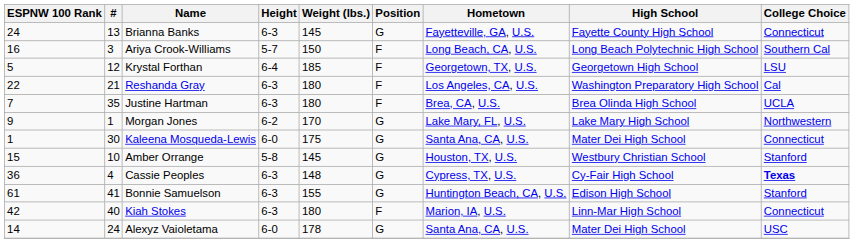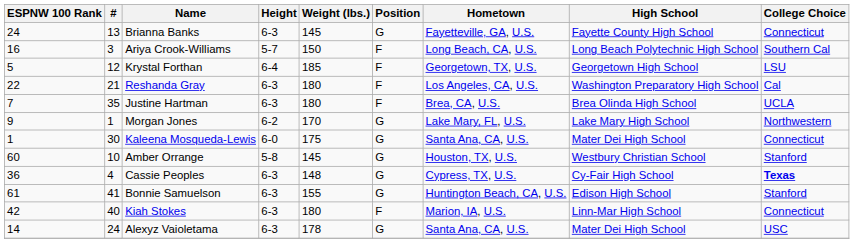(13, 158) 15 -> (13, 158) 60
(270, 229) 6-0 -> (270, 229) 6-3
